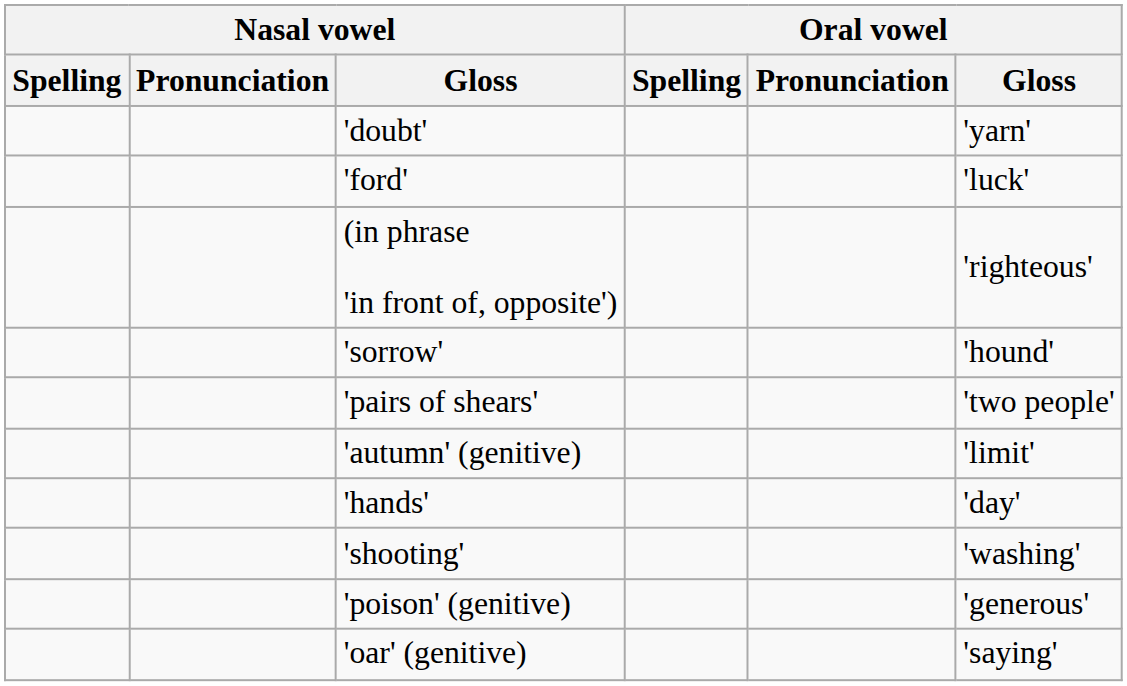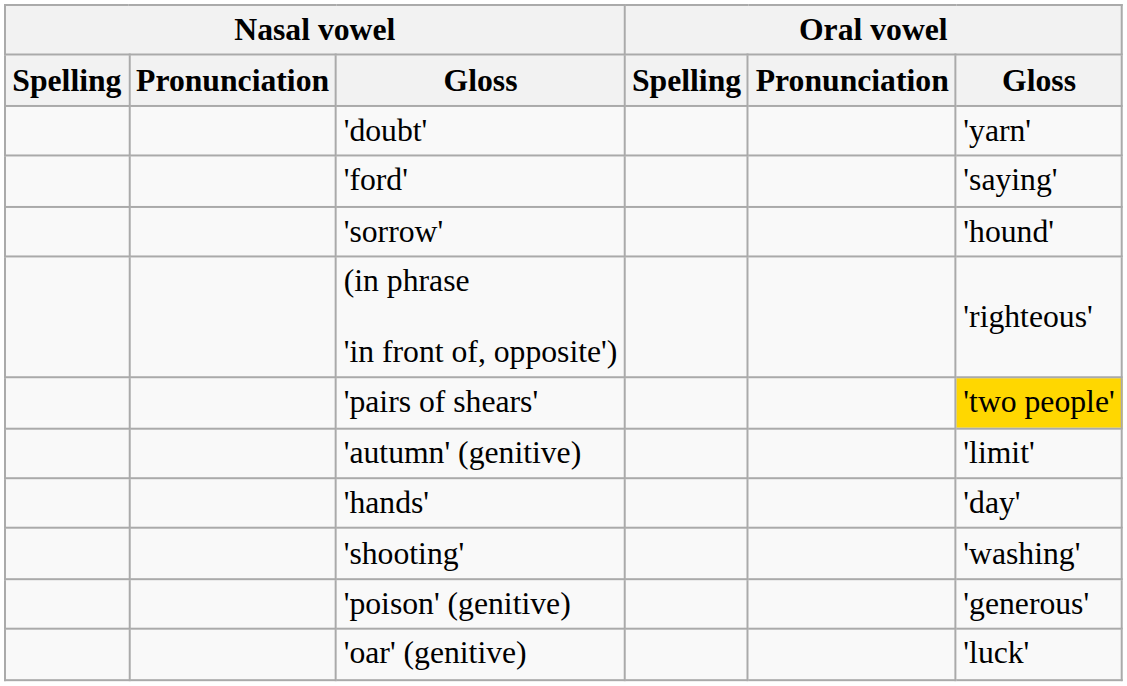(996, 180) 'luck' -> (1010, 180) 'saying'
rows swapped: (481, 266) <-> (393, 352)
(1039, 402) no background -> (1039, 402) gold background
(1010, 653) 'saying' -> (996, 653) 'luck'
